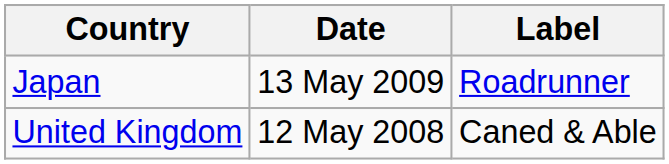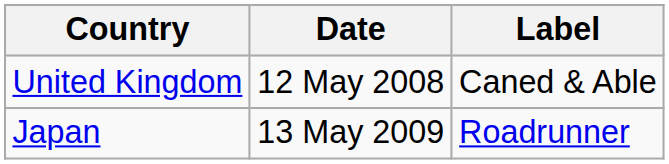rows swapped: (127, 132) <-> (56, 81)
